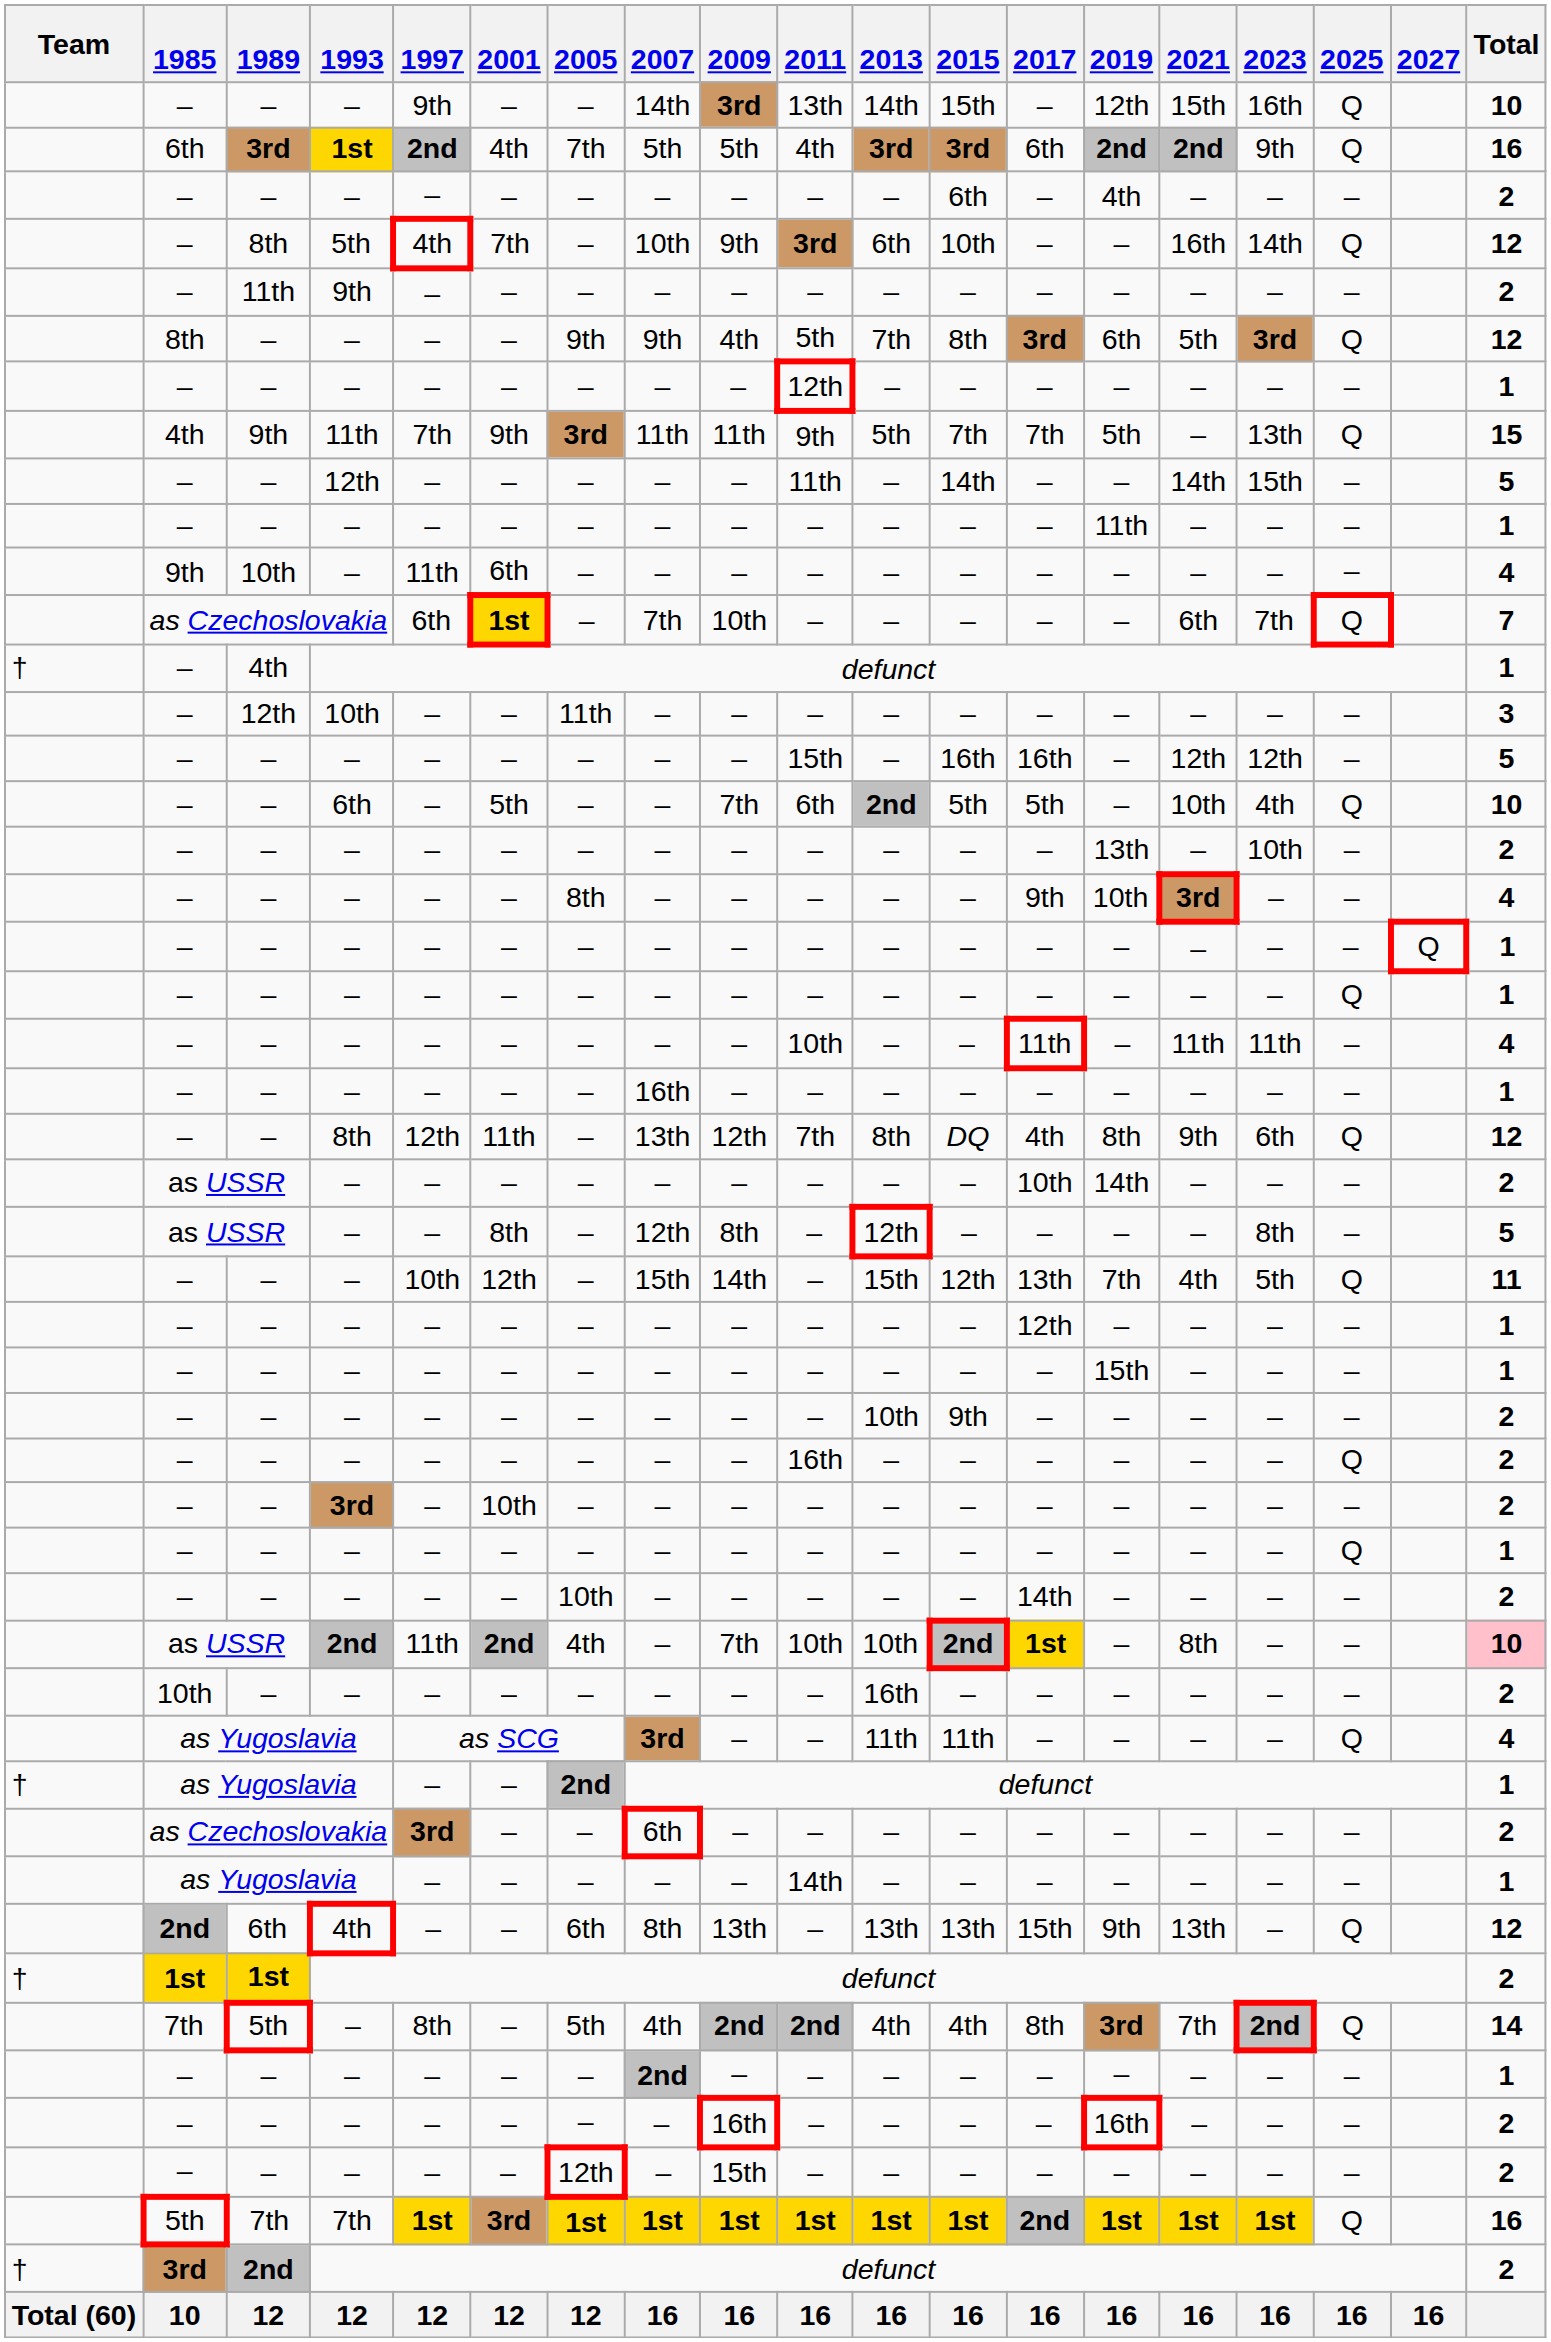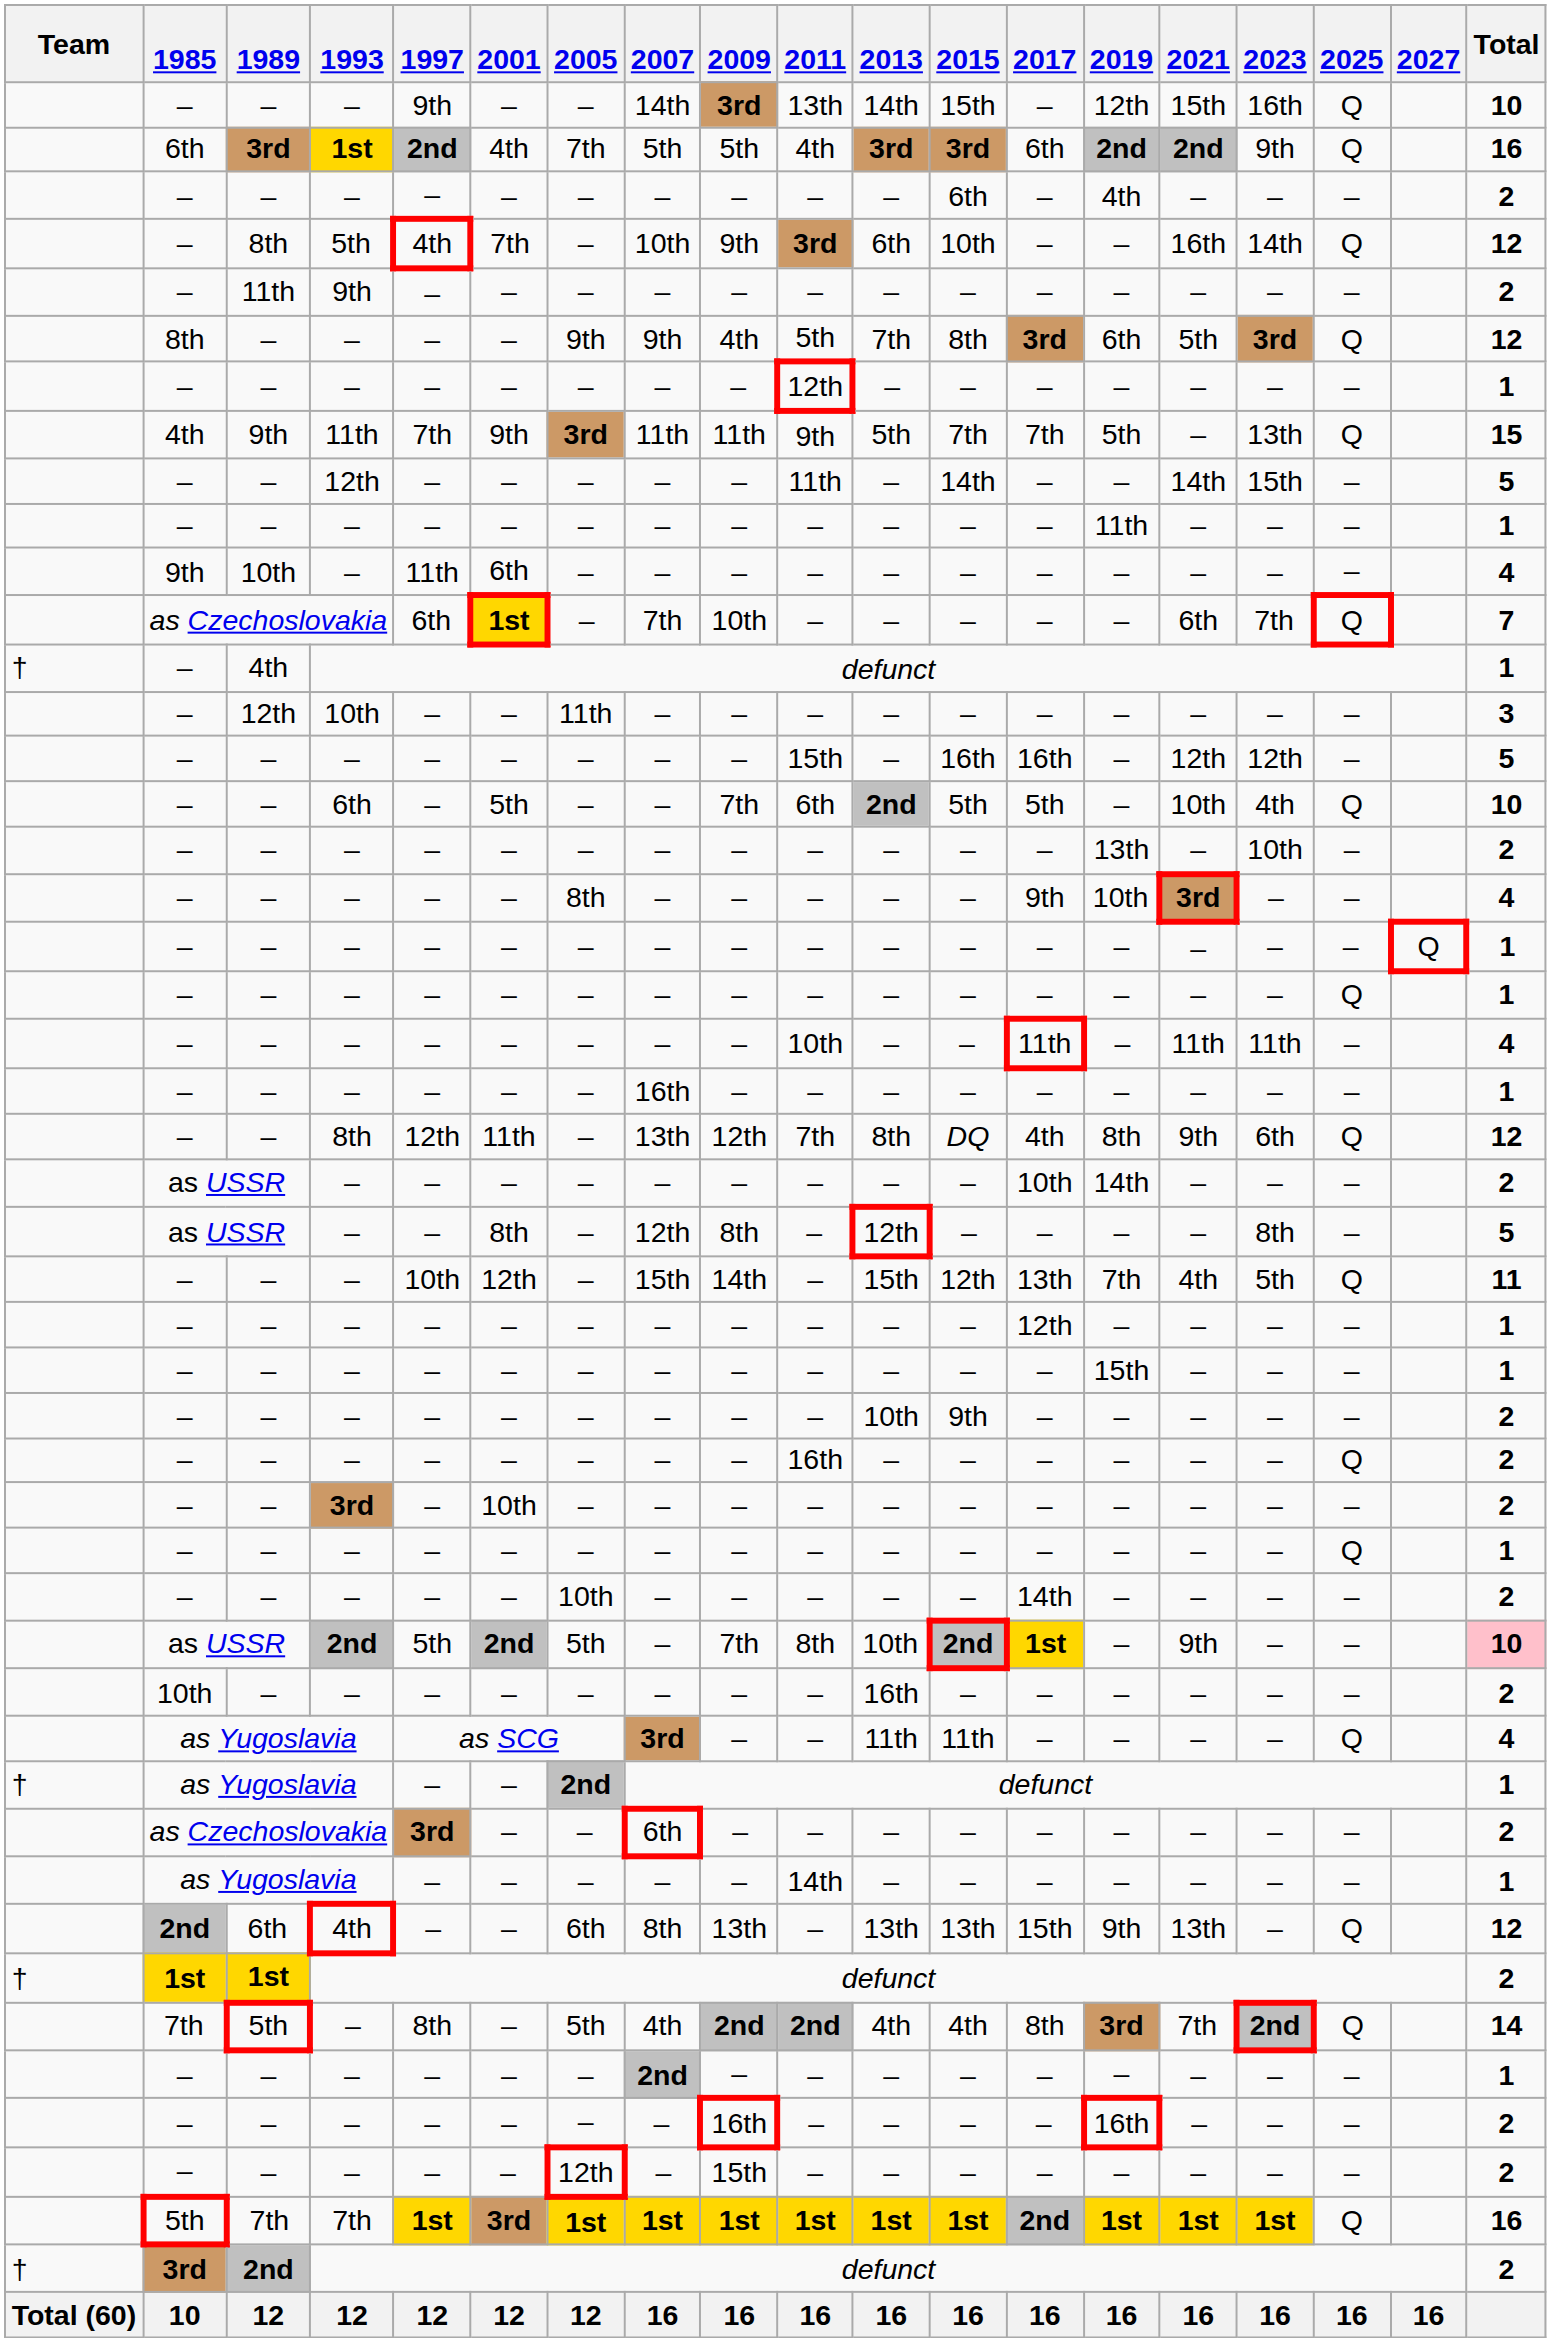(432, 1645) 11th -> (432, 1645) 5th
(586, 1645) 4th -> (586, 1645) 5th
(815, 1645) 10th -> (815, 1645) 8th
(1198, 1645) 8th -> (1198, 1645) 9th
